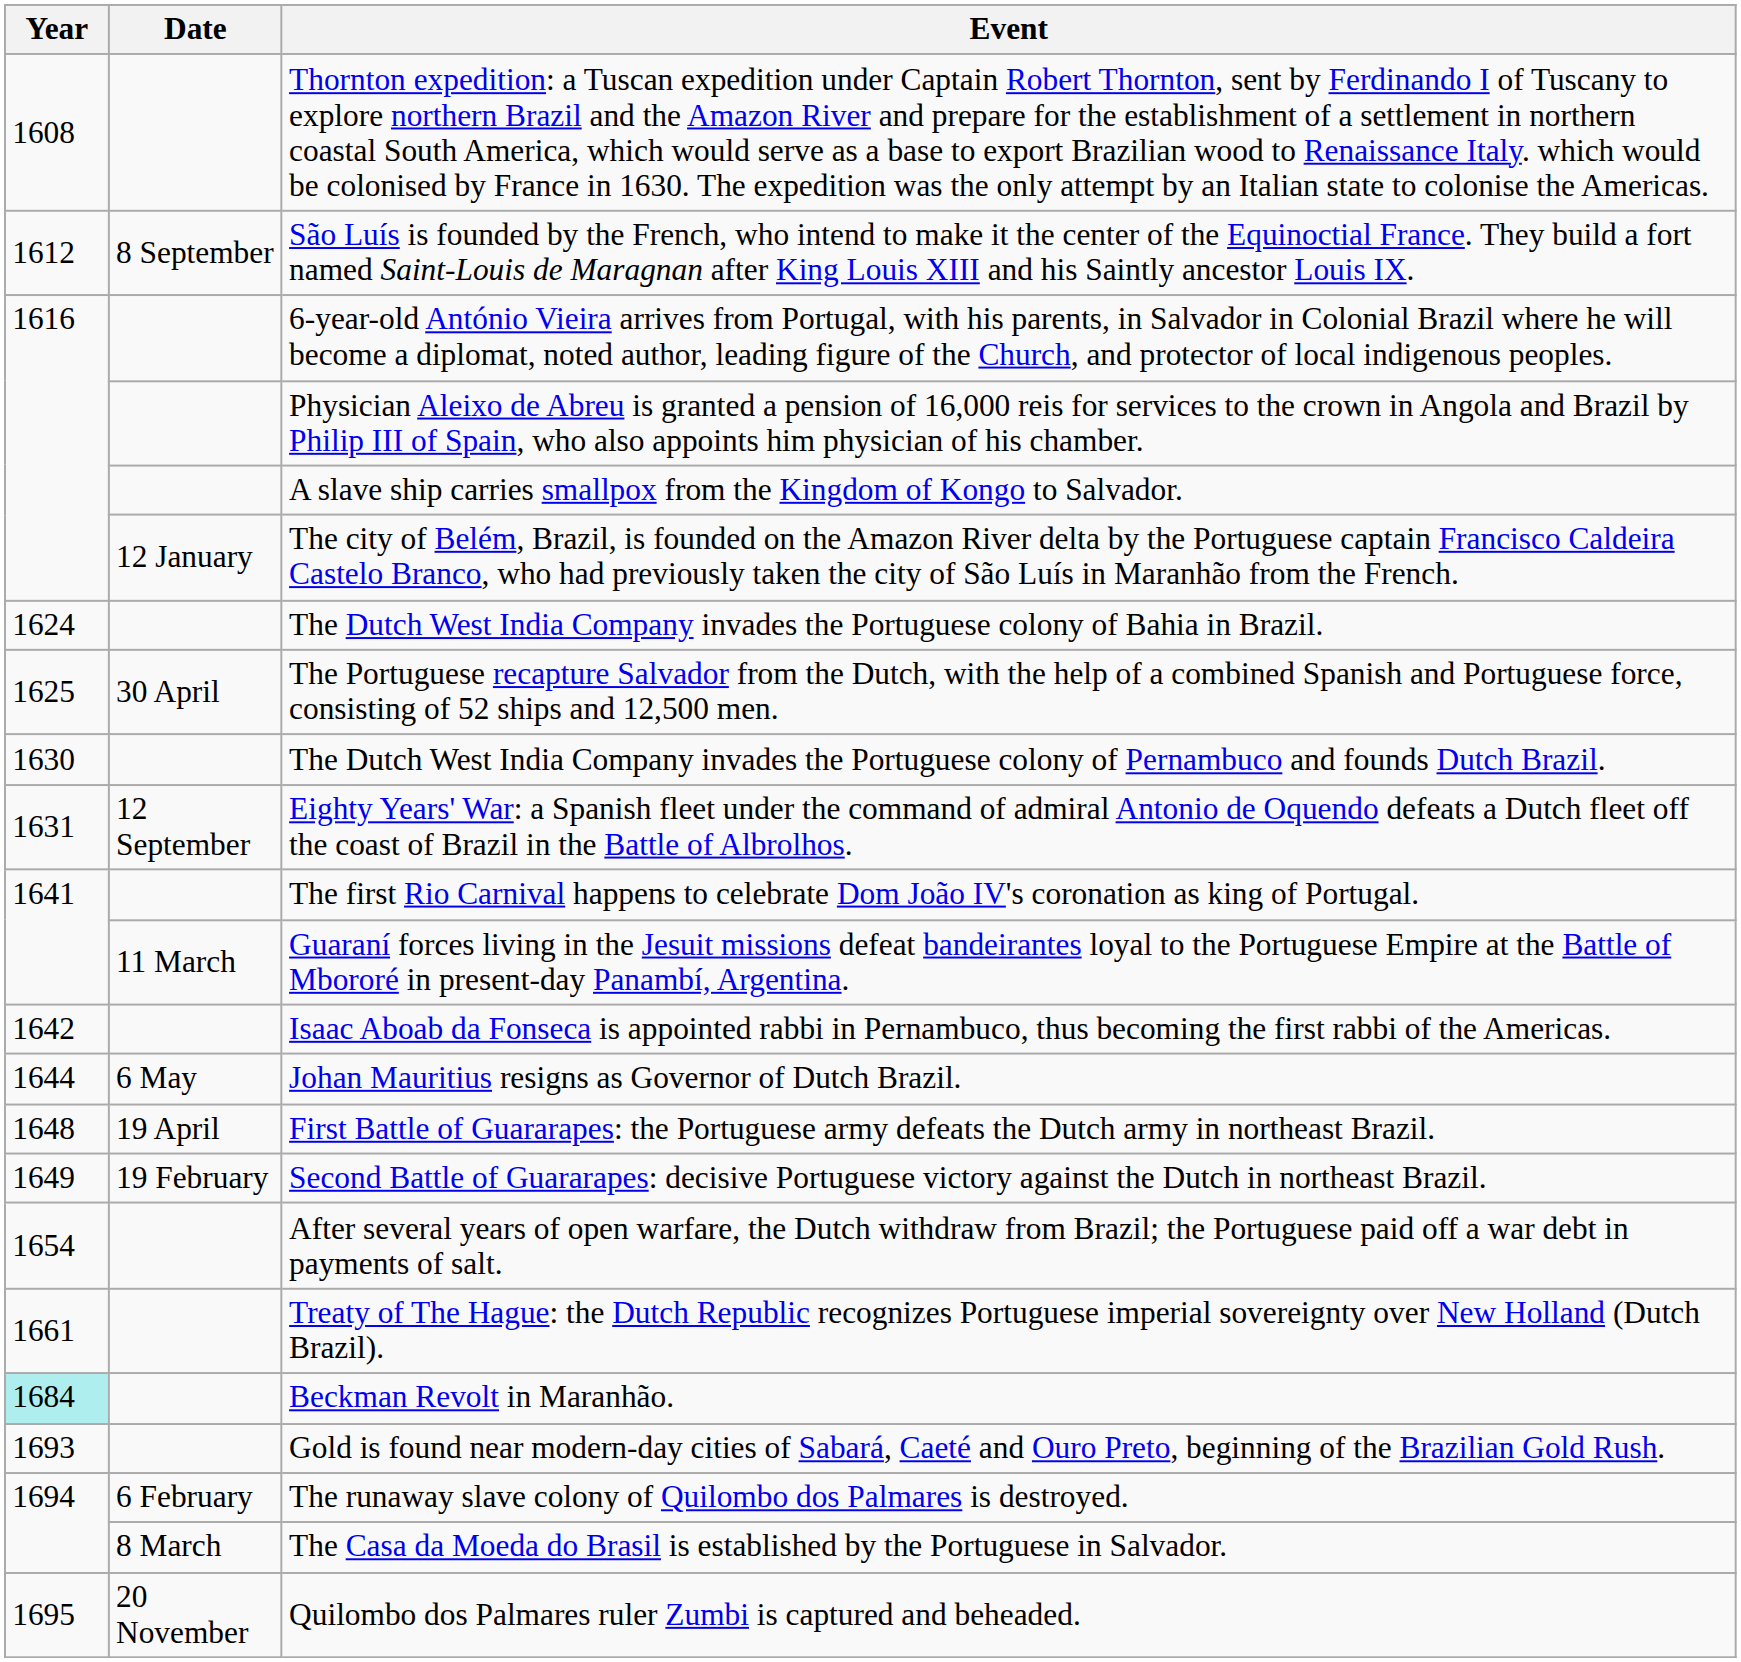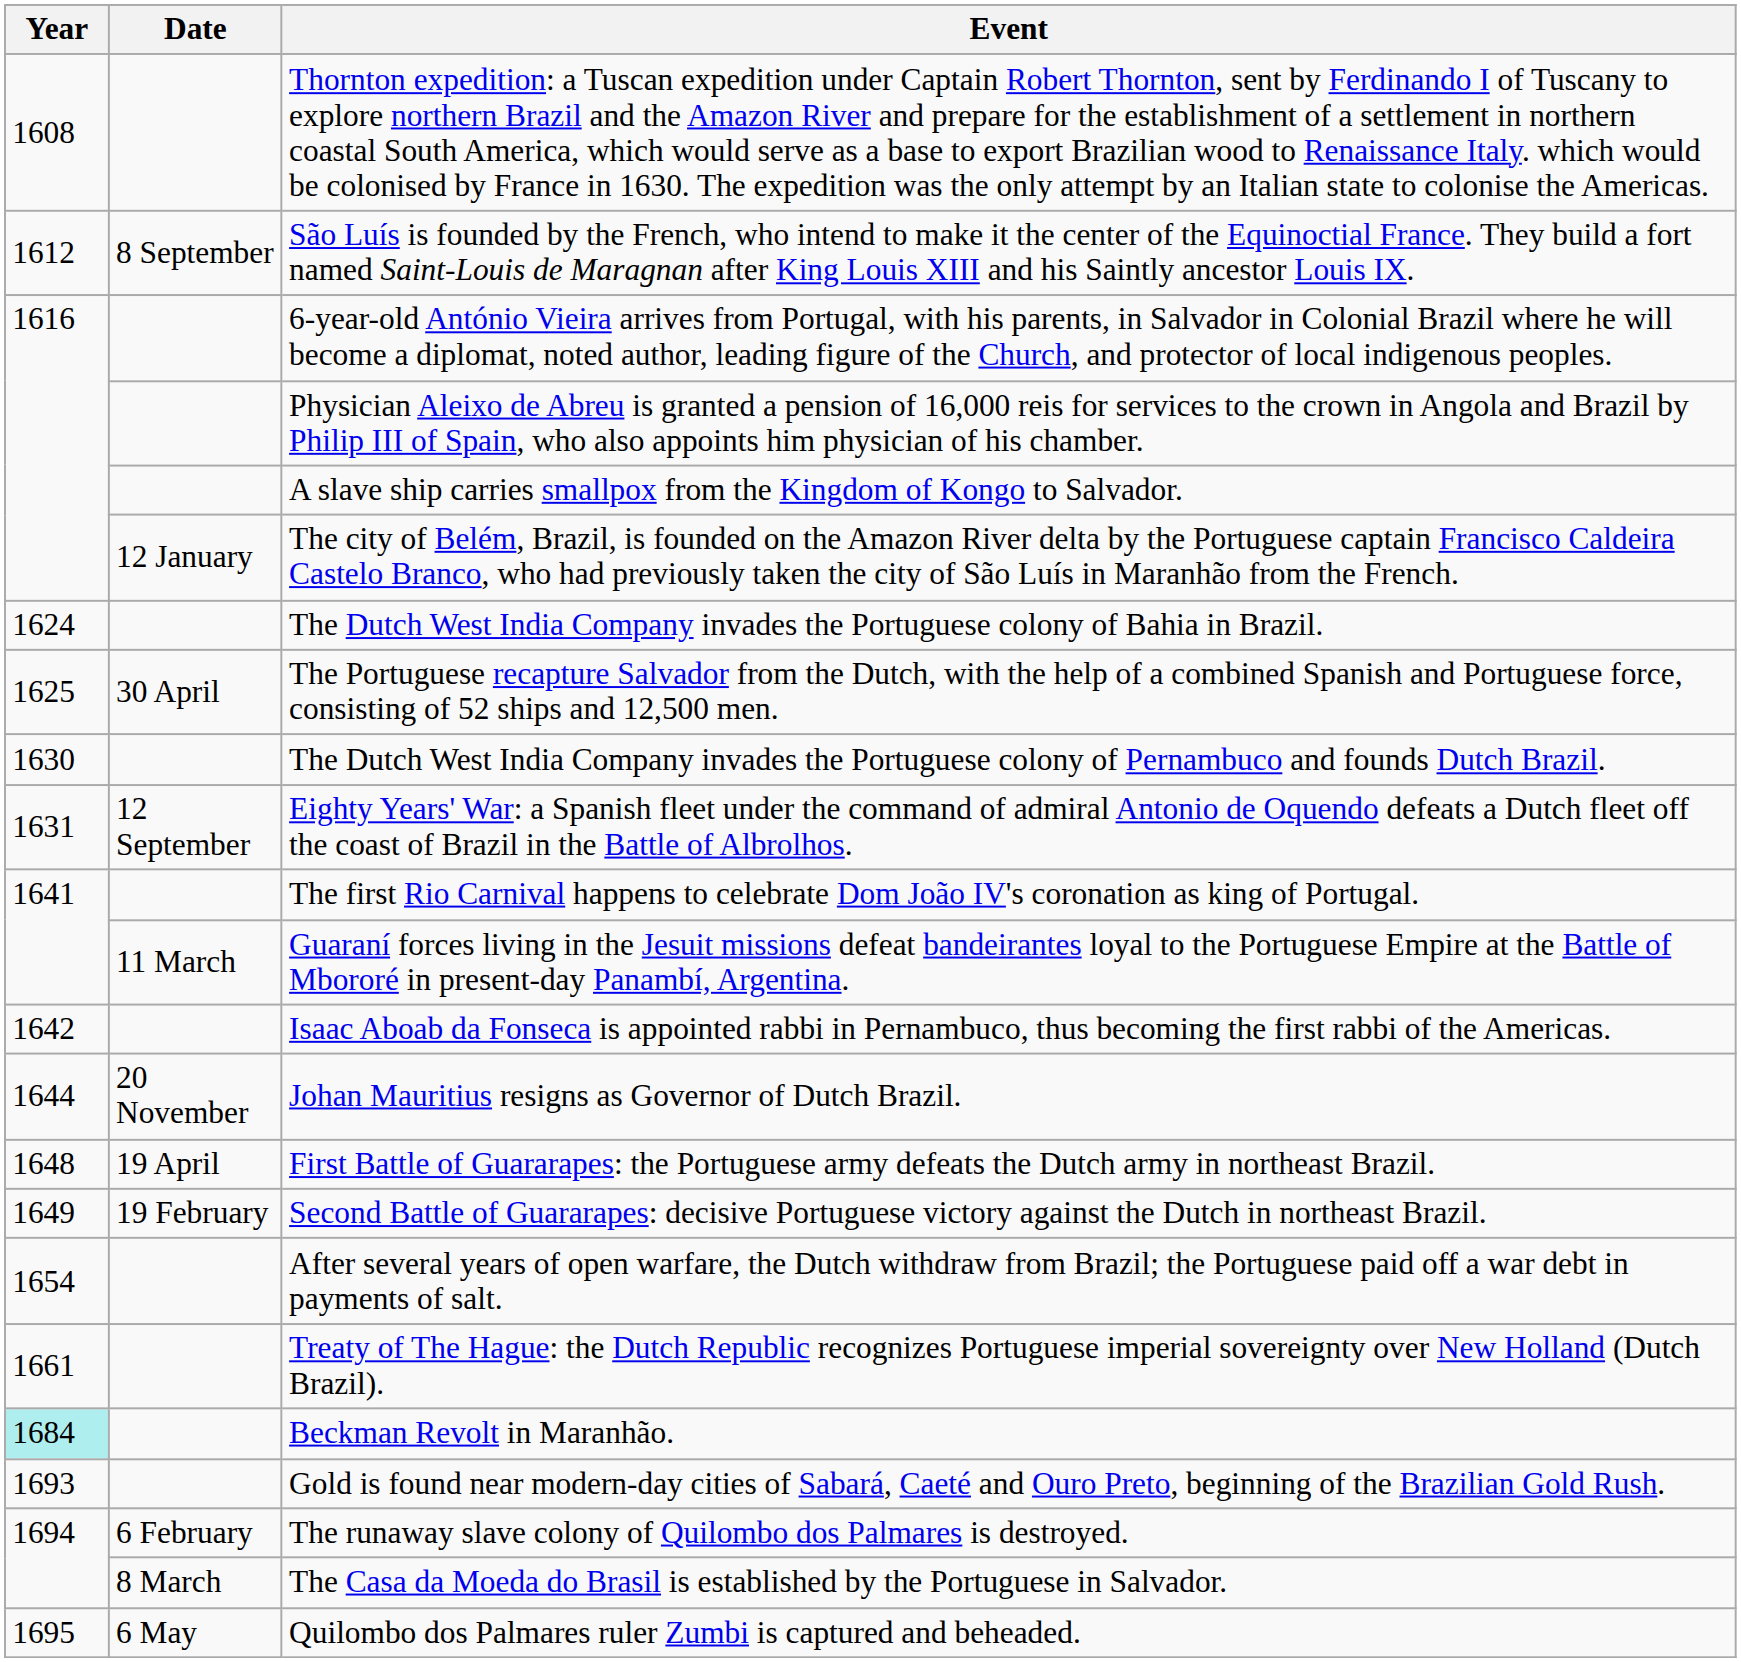(157, 1078) 6 May -> (182, 1096) 20 November
(182, 1614) 20 November -> (157, 1631) 6 May
